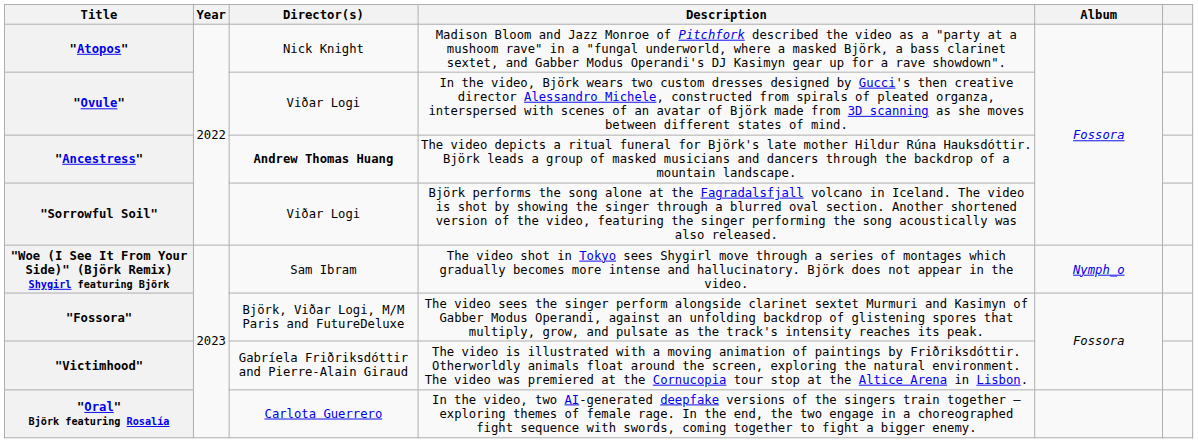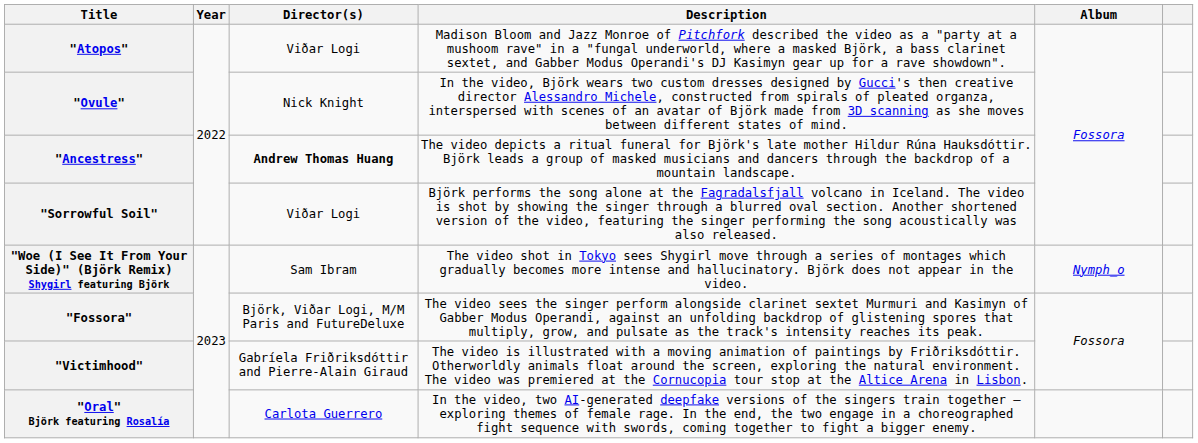(323, 48) Nick Knight -> (323, 48) Viðar Logi
(323, 104) Viðar Logi -> (323, 104) Nick Knight
